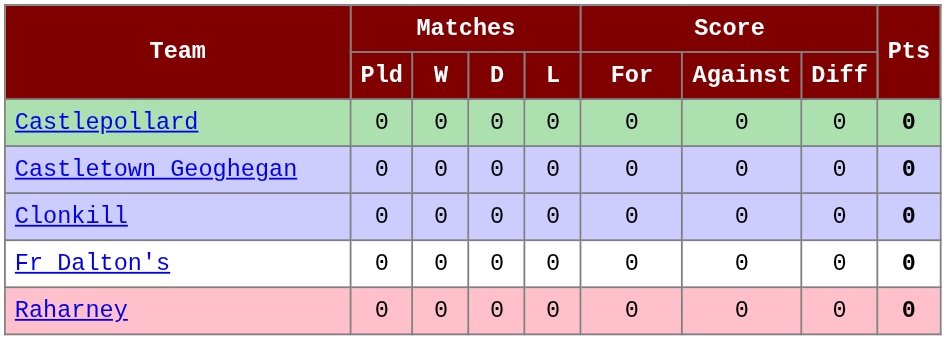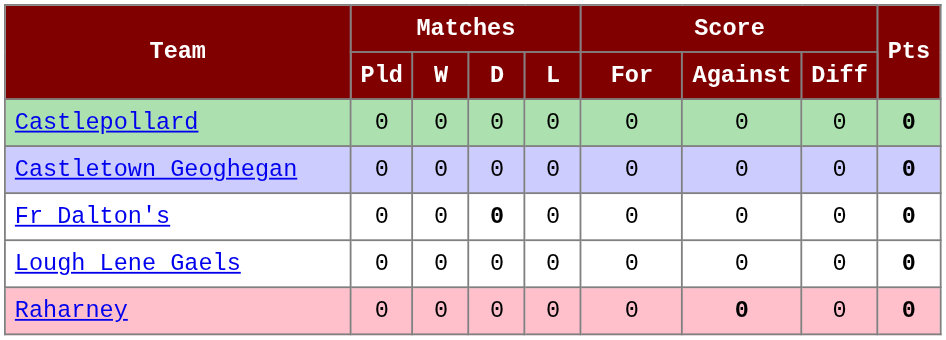- row: (71, 217)
(497, 264) normal -> (497, 217) bold
+ row: (128, 264)
(742, 311) normal -> (742, 311) bold
